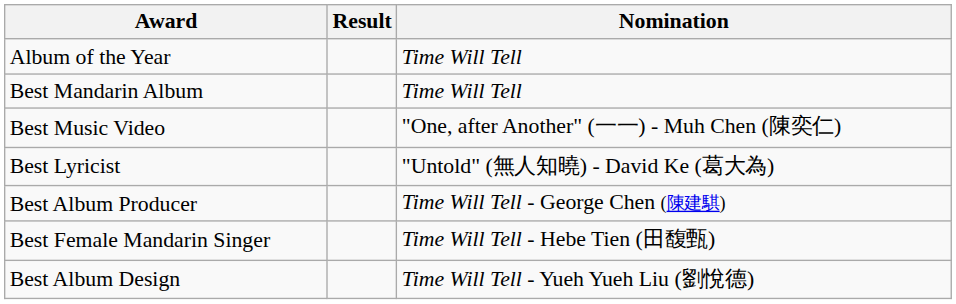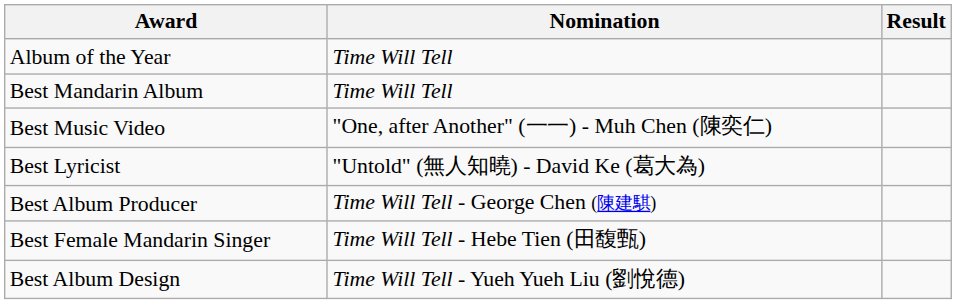columns swapped: (674, 21) <-> (362, 21)
